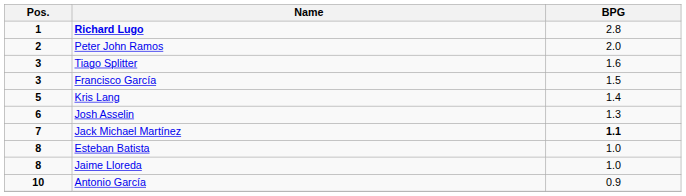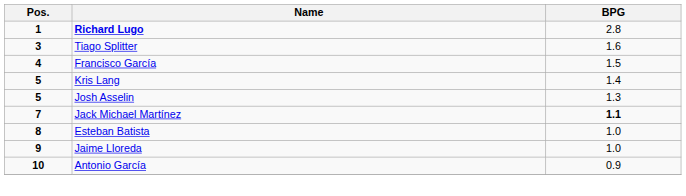- row: (119, 47)
(38, 81) 3 -> (38, 64) 4
(38, 115) 6 -> (38, 98) 5
(38, 166) 8 -> (38, 149) 9
